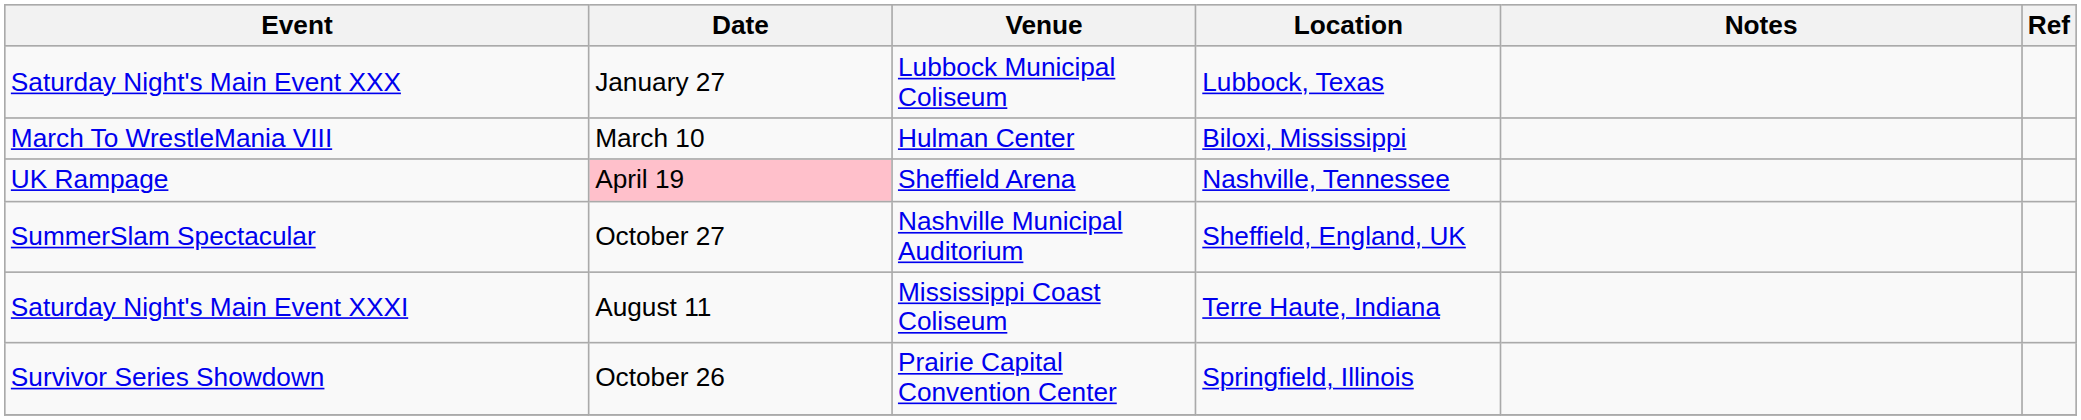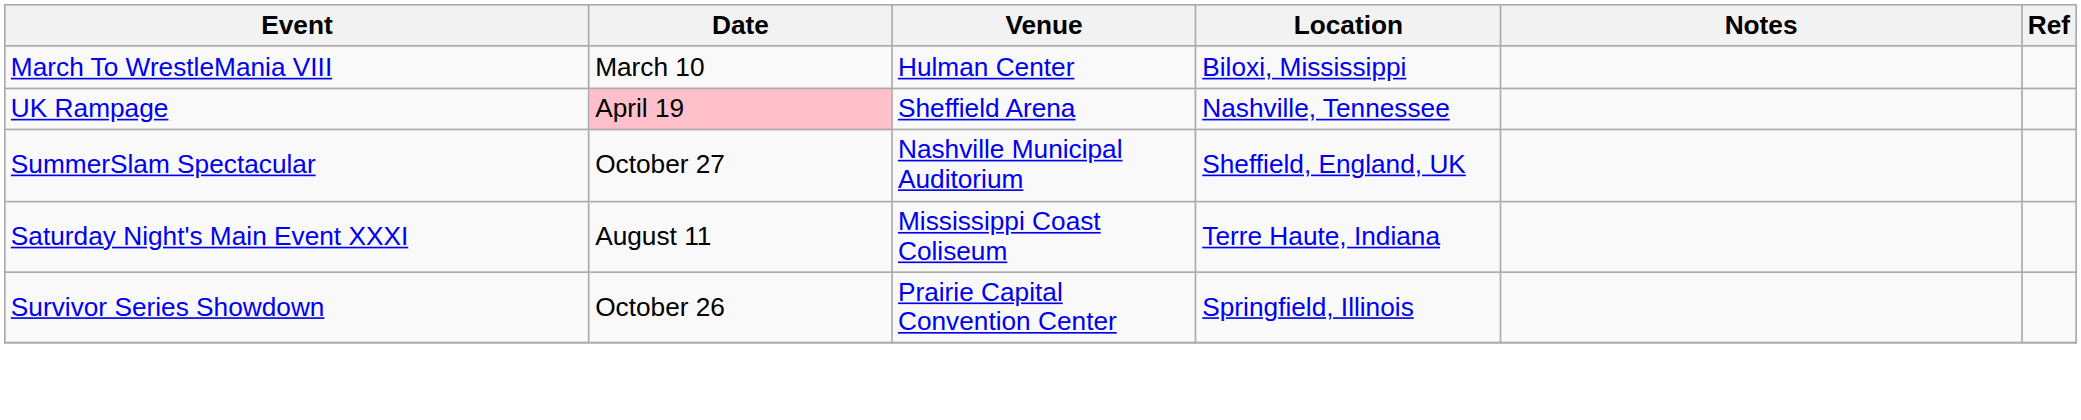- row: (206, 81)
